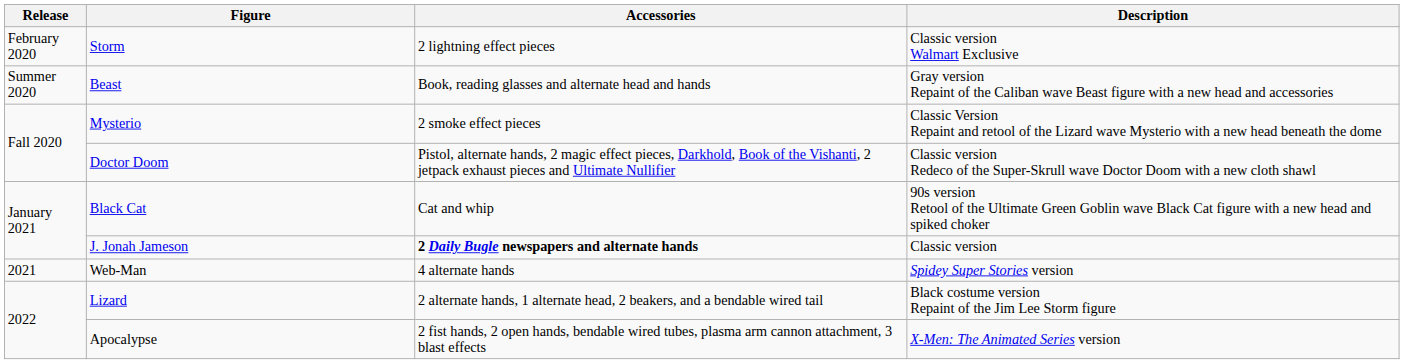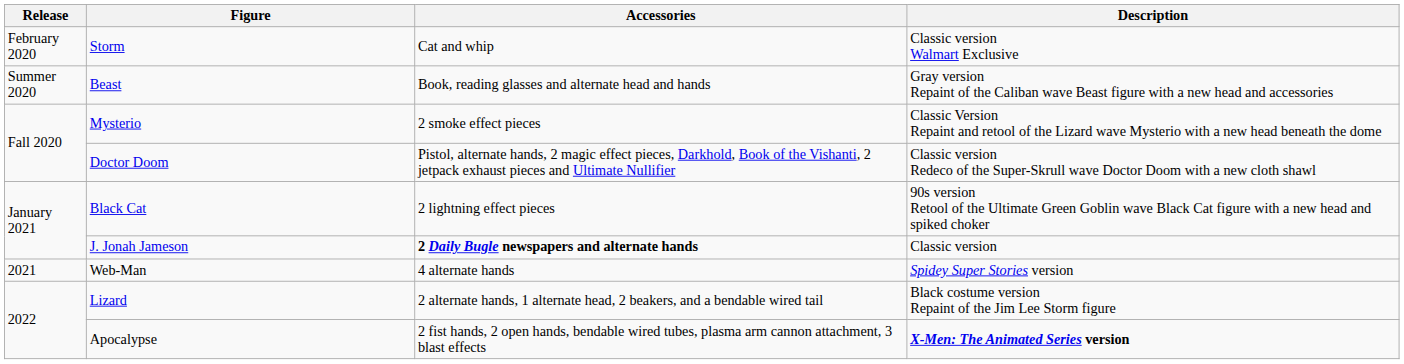(486, 46) 2 lightning effect pieces -> (456, 46) Cat and whip
(456, 208) Cat and whip -> (486, 208) 2 lightning effect pieces
(1015, 339) normal -> (1020, 339) bold
